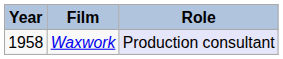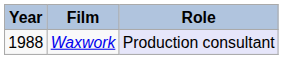(26, 42) 1958 -> (26, 42) 1988
